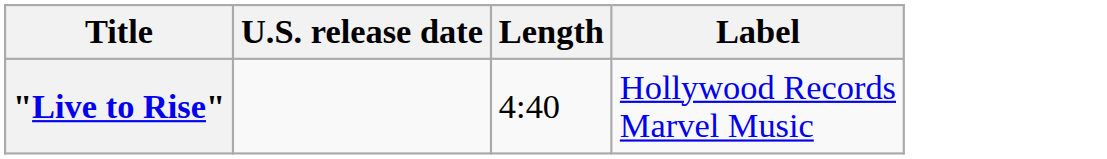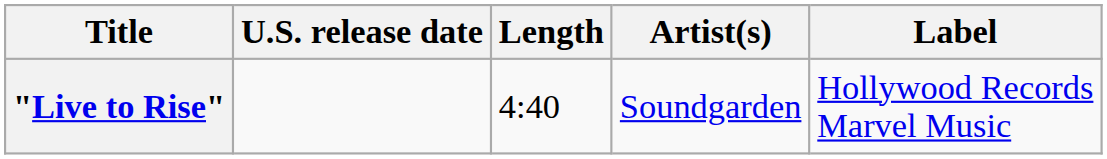+ column: (711, 31)
